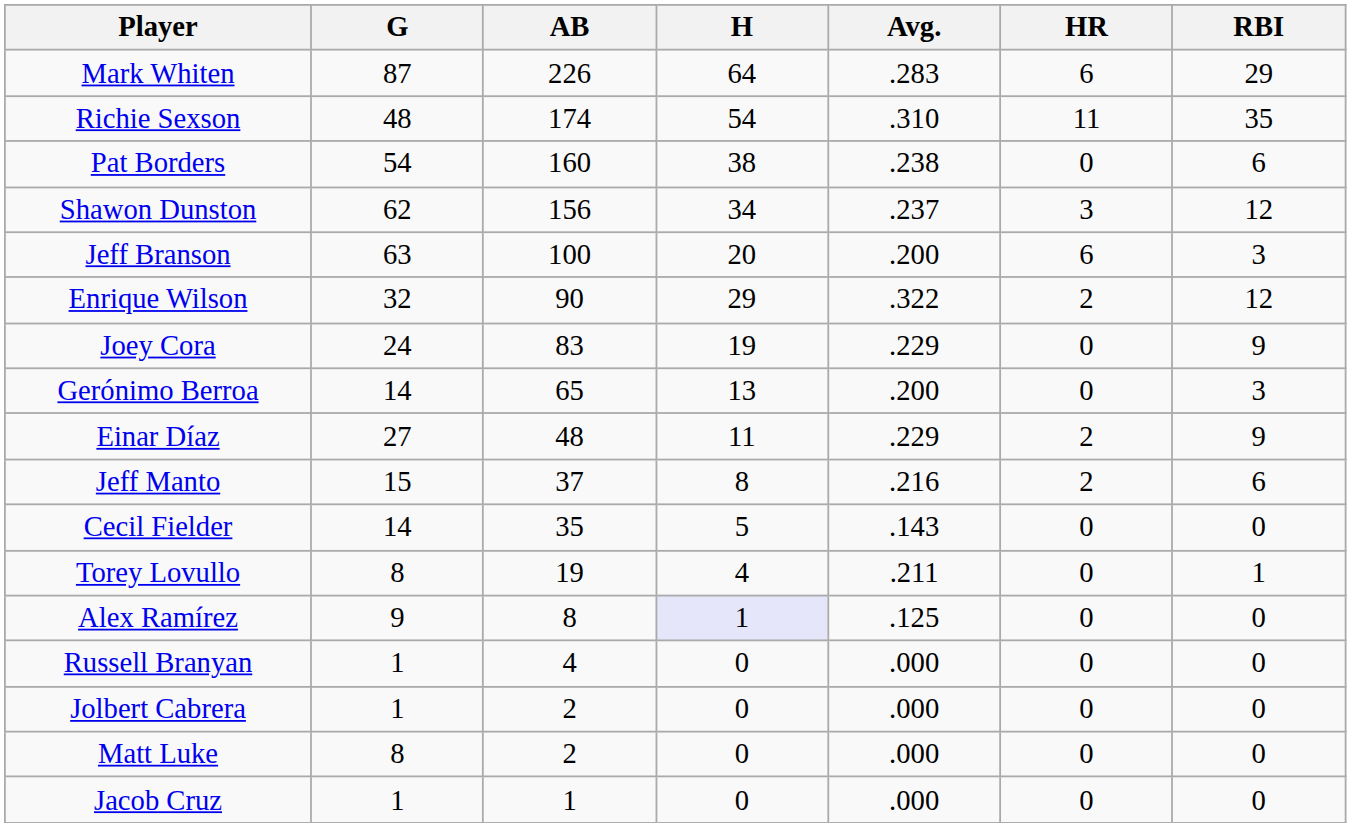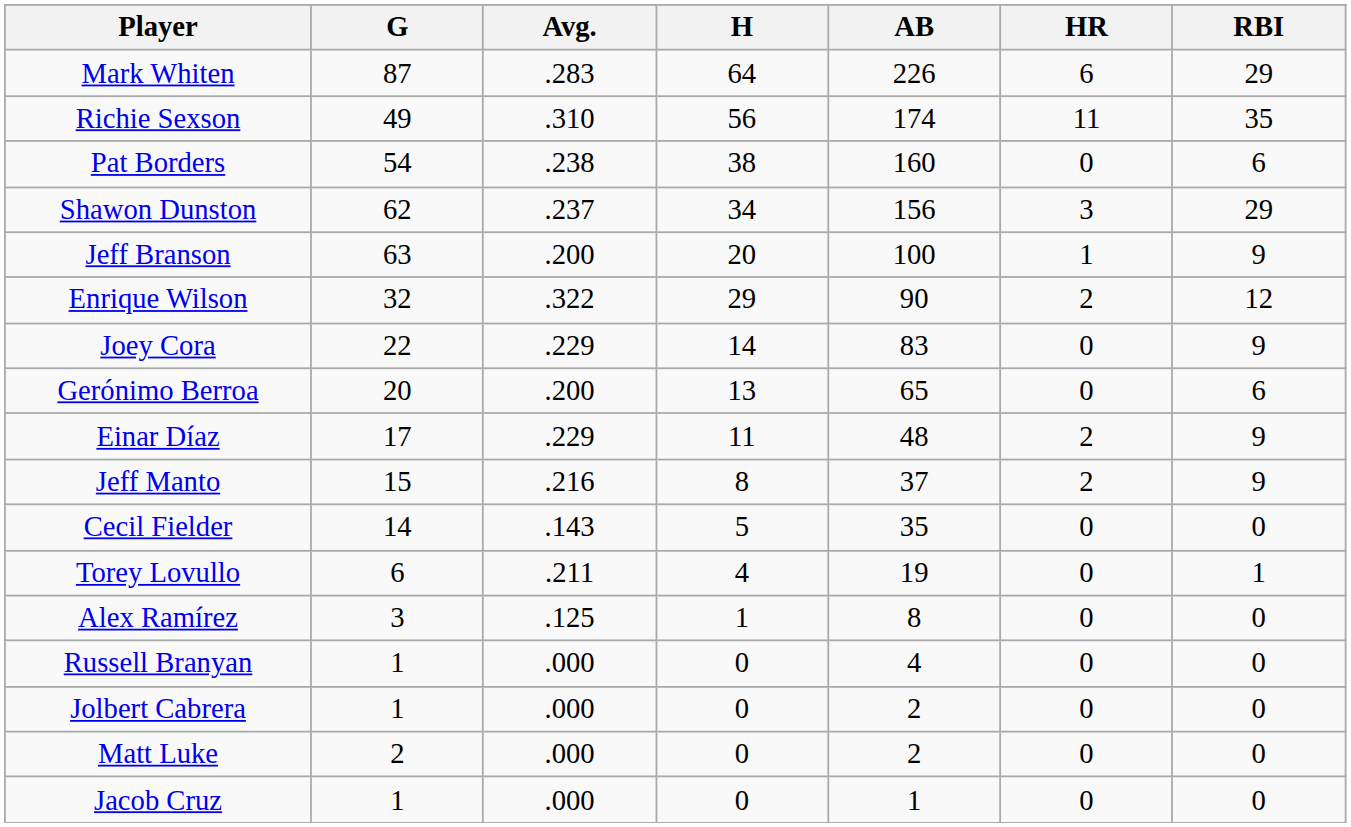columns swapped: (570, 27) <-> (914, 27)
(397, 118) 48 -> (397, 118) 49
(742, 118) 54 -> (742, 118) 56
(1259, 208) 12 -> (1259, 208) 29
(1086, 254) 6 -> (1086, 254) 1
(1259, 254) 3 -> (1259, 254) 9
(397, 345) 24 -> (397, 345) 22
(742, 345) 19 -> (742, 345) 14
(397, 390) 14 -> (397, 390) 20
(1259, 390) 3 -> (1259, 390) 6
(397, 436) 27 -> (397, 436) 17
(1259, 481) 6 -> (1259, 481) 9
(397, 572) 8 -> (397, 572) 6
(397, 617) 9 -> (397, 617) 3
(742, 617) lavender background -> (742, 617) no background
(397, 753) 8 -> (397, 753) 2
